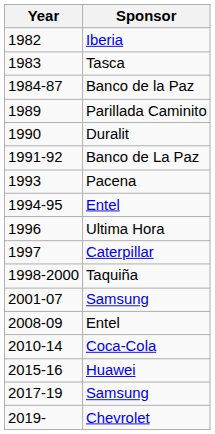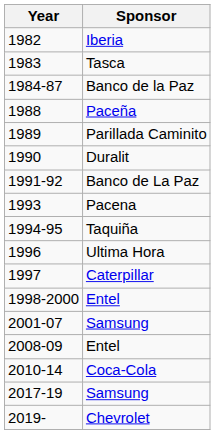+ row: (24, 110)
(103, 205) Entel -> (112, 228) Taquiña
(112, 275) Taquiña -> (103, 299) Entel
- row: (35, 370)
